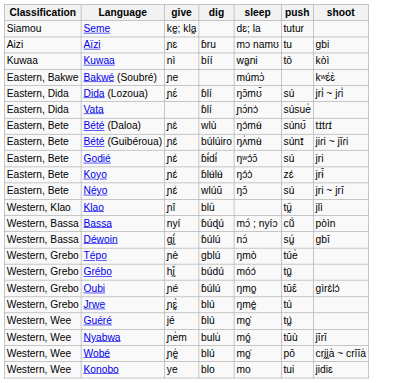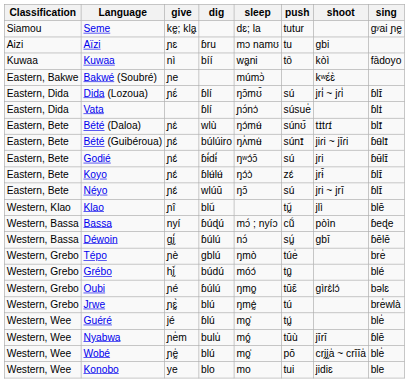+ column: (386, 12)
